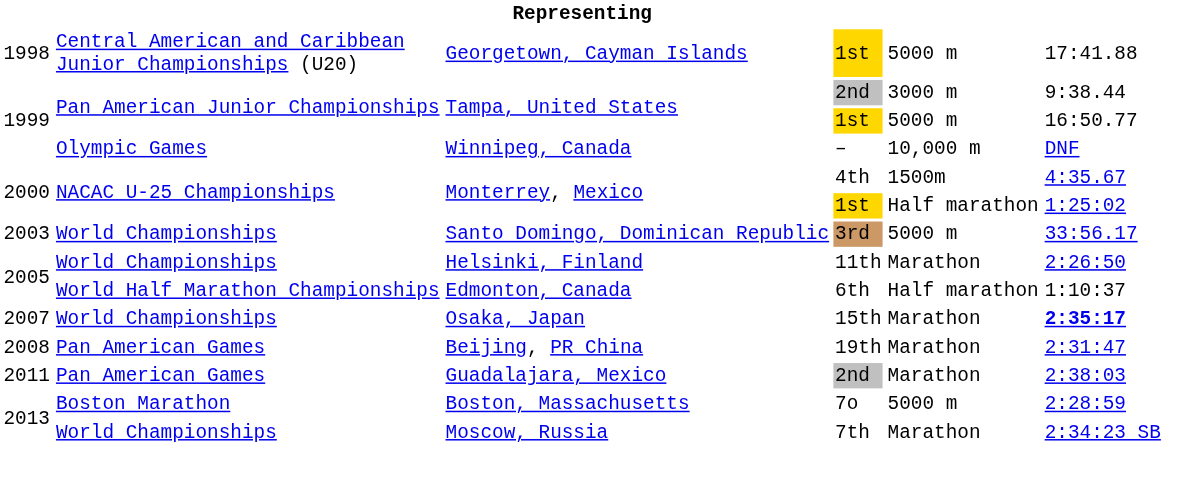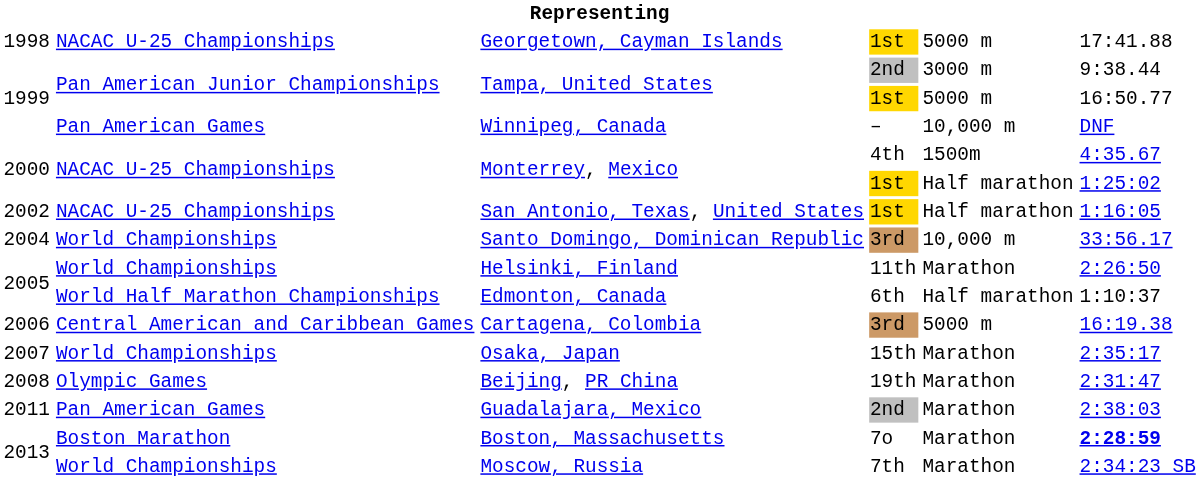(230, 53) Central American and Caribbean Junior Championships (U20) -> (195, 42) NACAC U-25 Championships
(132, 149) Olympic Games -> (161, 127) Pan American Games
+ row: (672, 212)
(27, 234) 2003 -> (27, 240) 2004
(922, 234) 5000 m -> (969, 240) 10,000 m
+ row: (591, 325)
(1085, 319) bold -> (1120, 353) normal
(161, 347) Pan American Games -> (132, 382) Olympic Games
(922, 404) 5000 m -> (969, 438) Marathon
(1085, 404) normal -> (1120, 438) bold
